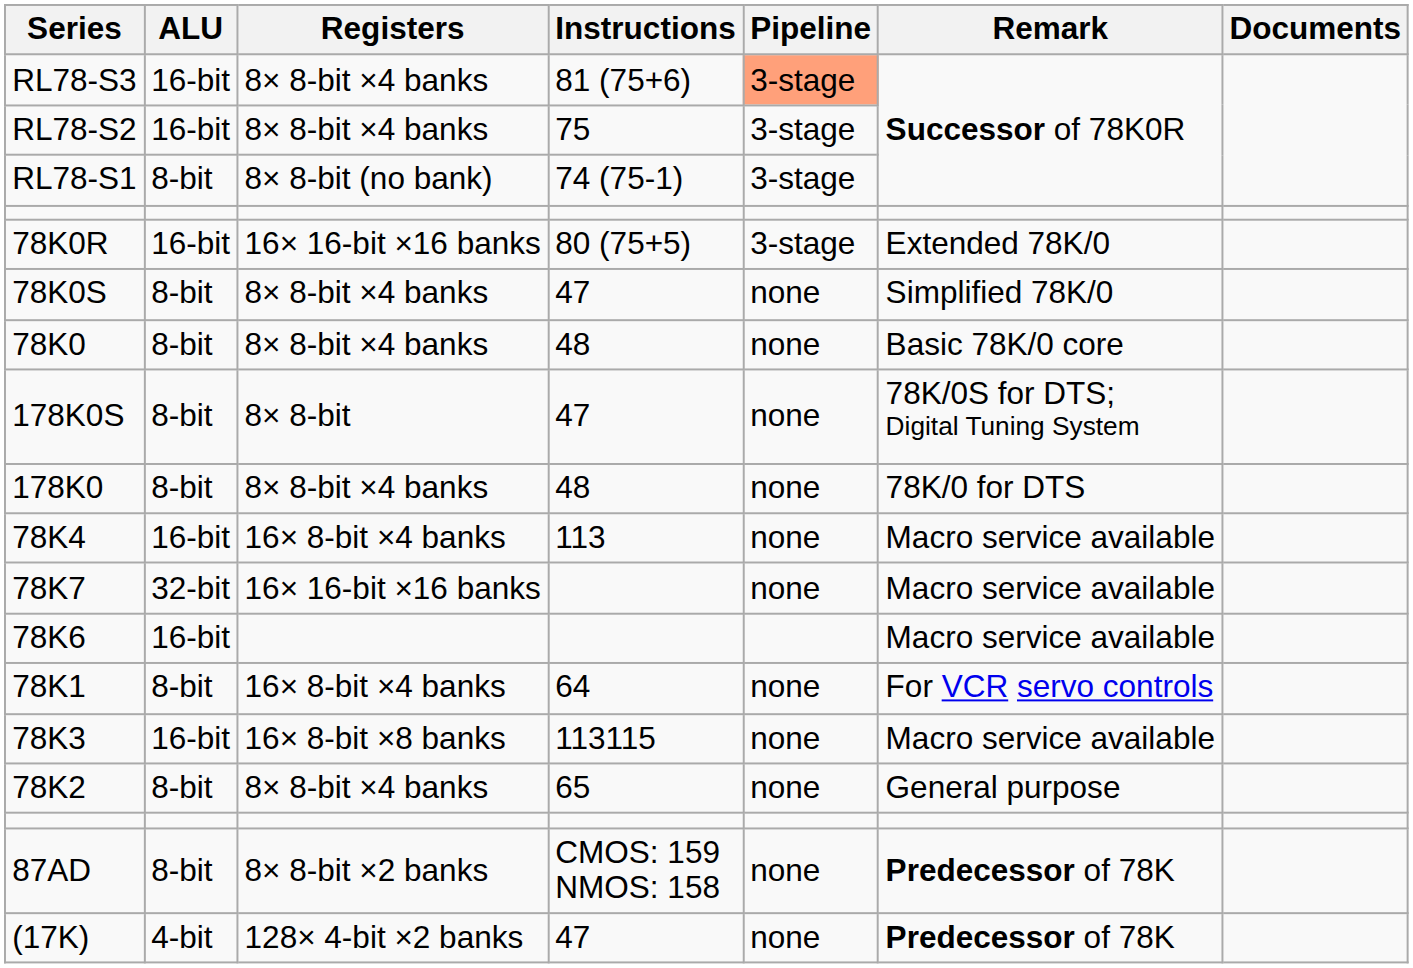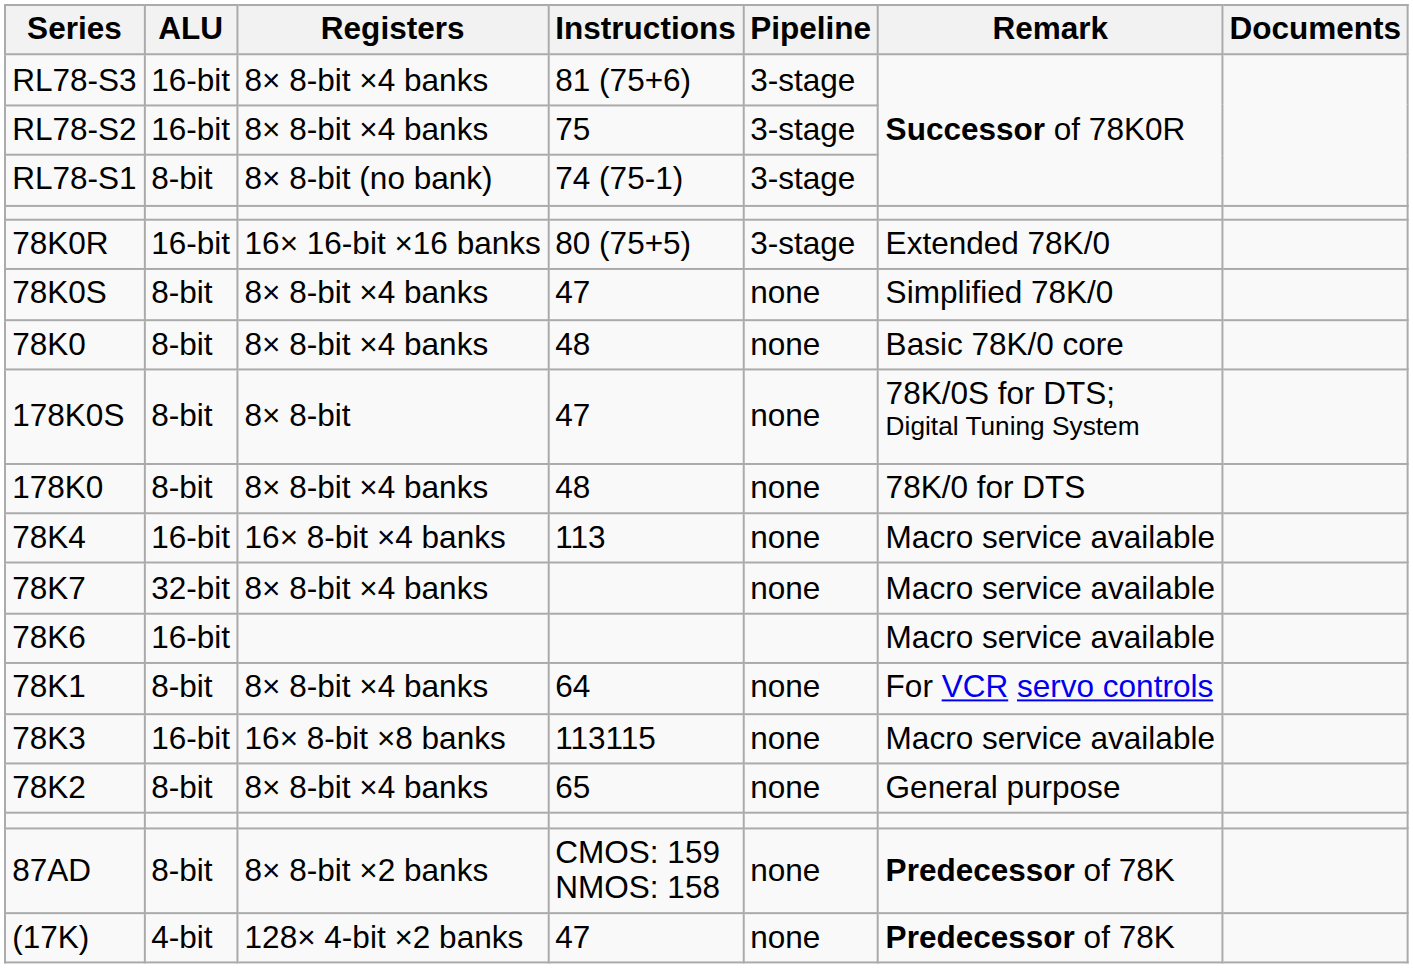(803, 79) lightsalmon background -> (803, 79) no background
(393, 587) 16× 16-bit ×16 banks -> (366, 587) 8× 8-bit ×4 banks
(375, 687) 16× 8-bit ×4 banks -> (366, 687) 8× 8-bit ×4 banks
